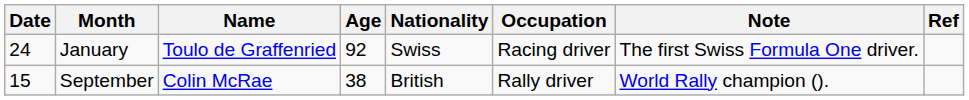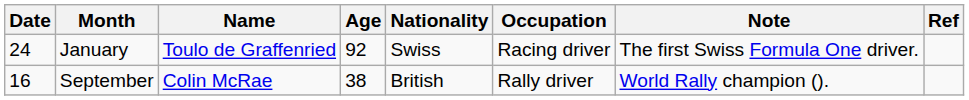(20, 80) 15 -> (20, 80) 16
